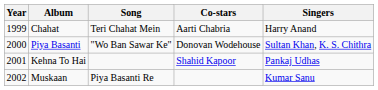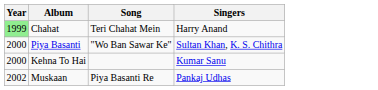- column: (218, 12)
(16, 29) no background -> (16, 29) lightgreen background
(16, 61) 2001 -> (16, 61) 2000
(292, 61) Pankaj Udhas -> (201, 61) Kumar Sanu
(290, 77) Kumar Sanu -> (203, 77) Pankaj Udhas
